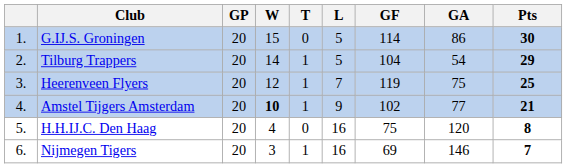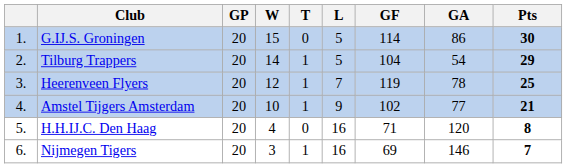(459, 83) 75 -> (459, 83) 78
(272, 106) bold -> (272, 106) normal
(390, 128) 75 -> (390, 128) 71
